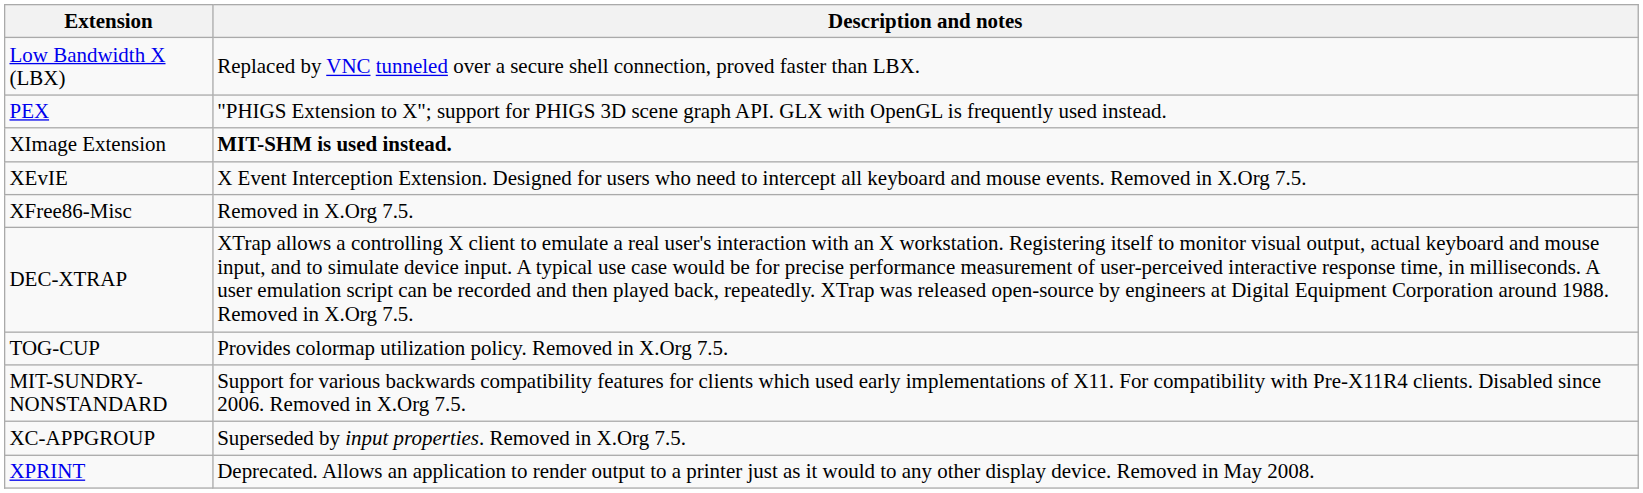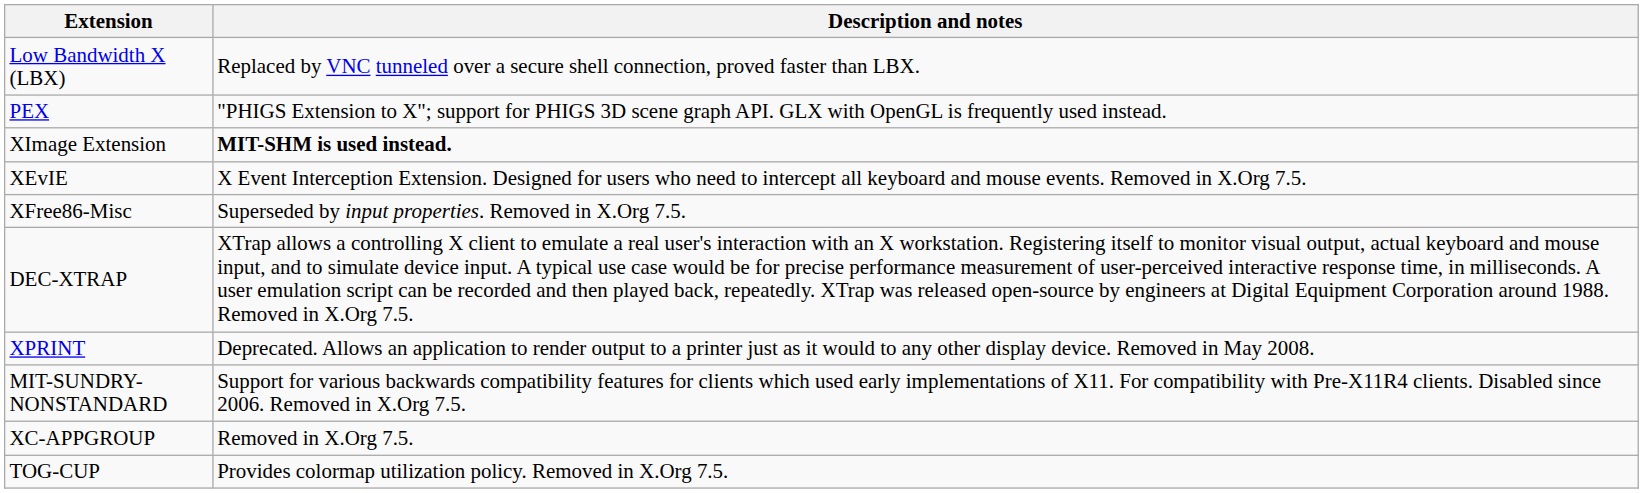(315, 210) Removed in X.Org 7.5. -> (452, 210) Superseded by input properties. Removed in X.Org 7.5.
rows swapped: (55, 348) <-> (47, 471)
(452, 438) Superseded by input properties. Removed in X.Org 7.5. -> (315, 438) Removed in X.Org 7.5.
